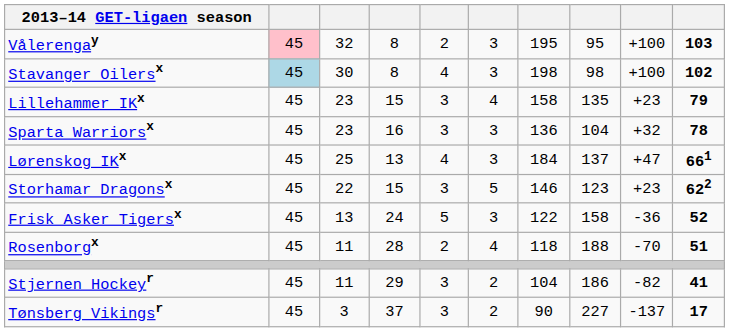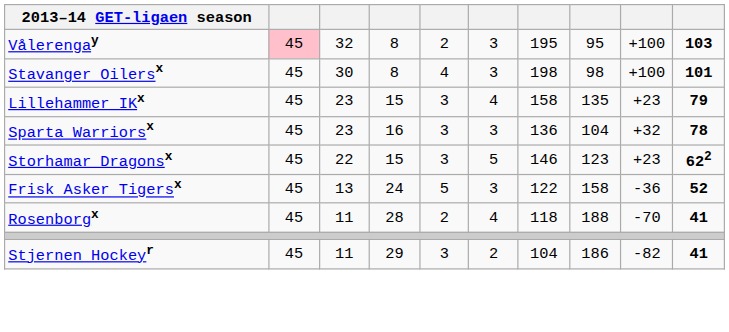(294, 73) lightblue background -> (294, 73) no background
(699, 73) 102 -> (699, 73) 101
- row: (67, 160)
(699, 247) 51 -> (699, 218) 41
- row: (86, 312)
